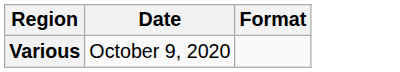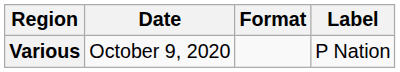+ column: (353, 20)
